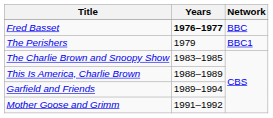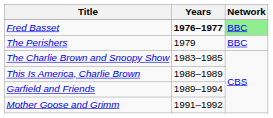(237, 27) no background -> (237, 27) lightgreen background
(240, 43) BBC1 -> (237, 43) BBC
